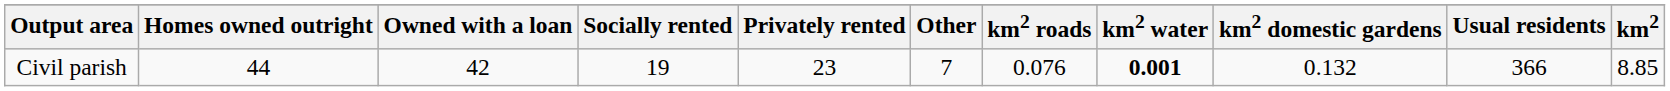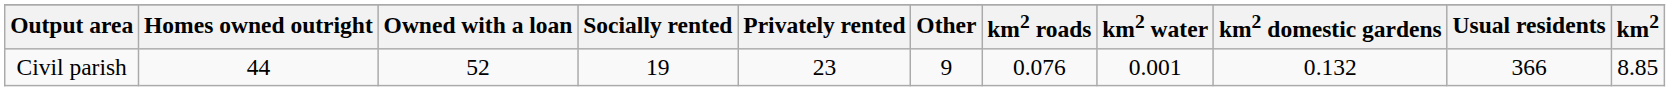(478, 66) 42 -> (478, 66) 52
(946, 66) 7 -> (946, 66) 9
(1155, 66) bold -> (1155, 66) normal
